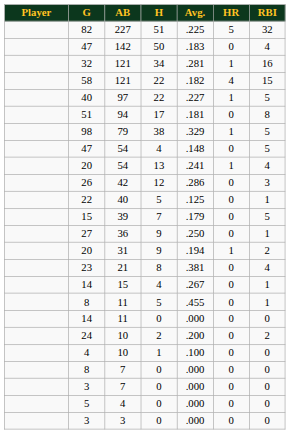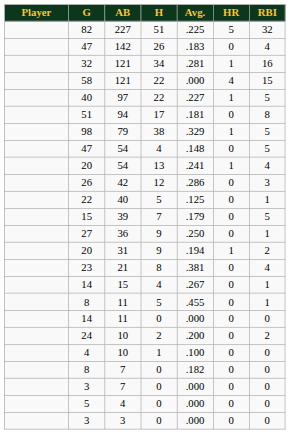(159, 47) 50 -> (159, 47) 26
(195, 81) .182 -> (195, 81) .000
(195, 370) .000 -> (195, 370) .182
